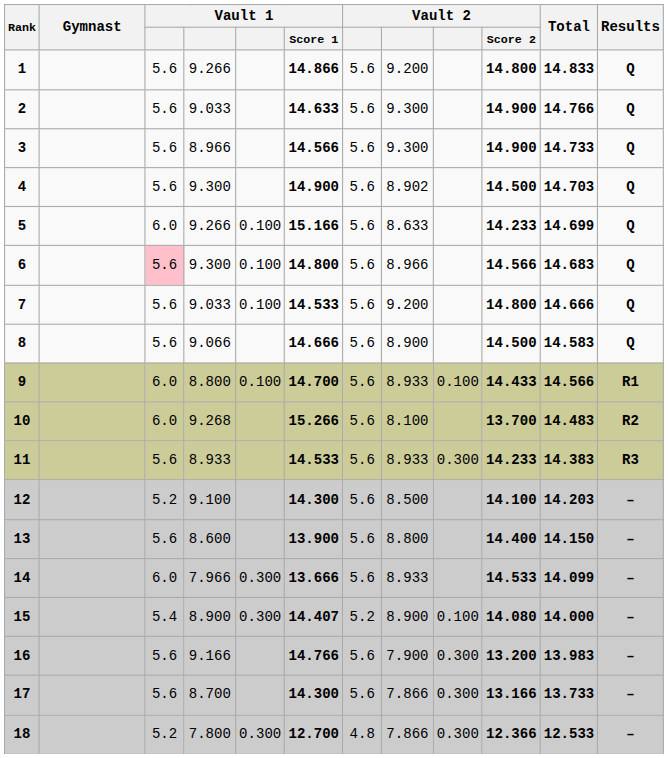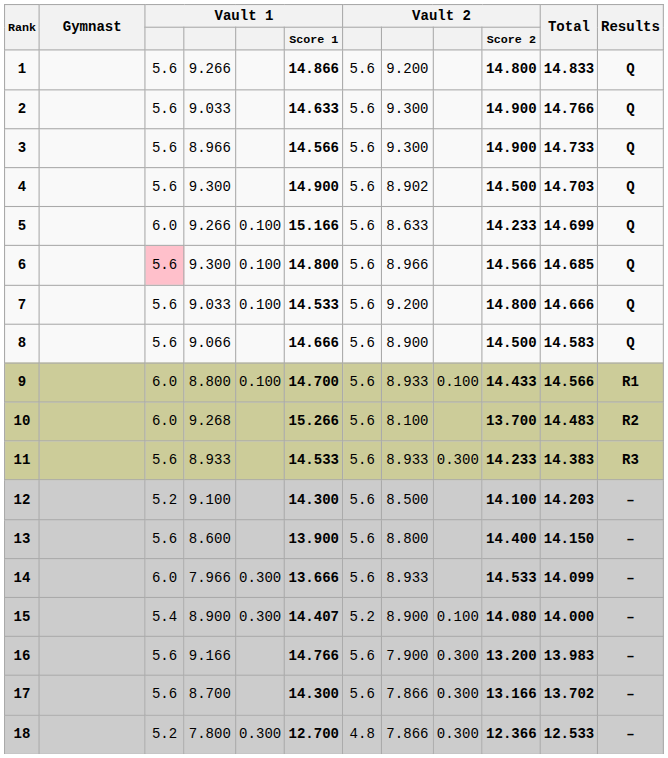(569, 265) 14.683 -> (569, 265) 14.685
(569, 695) 13.733 -> (569, 695) 13.702
